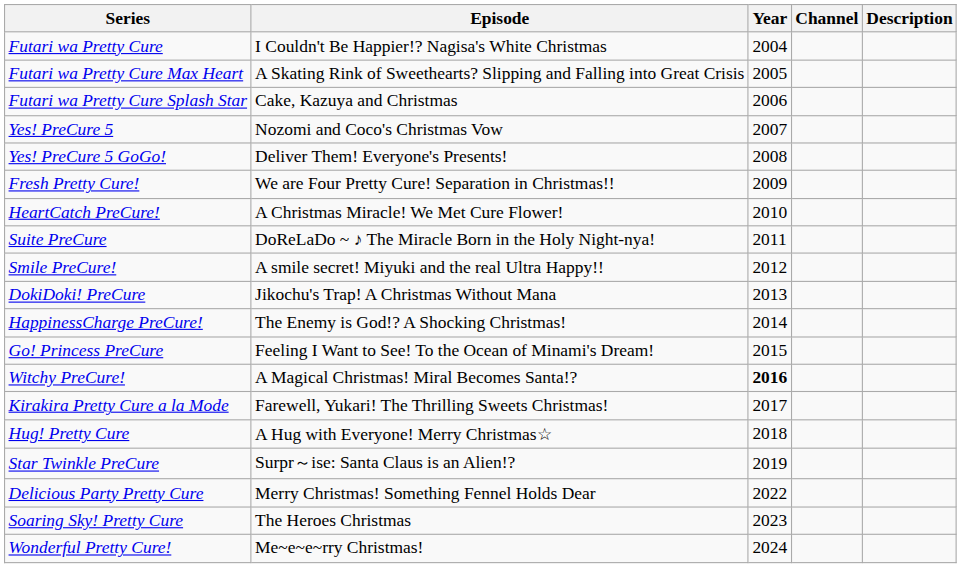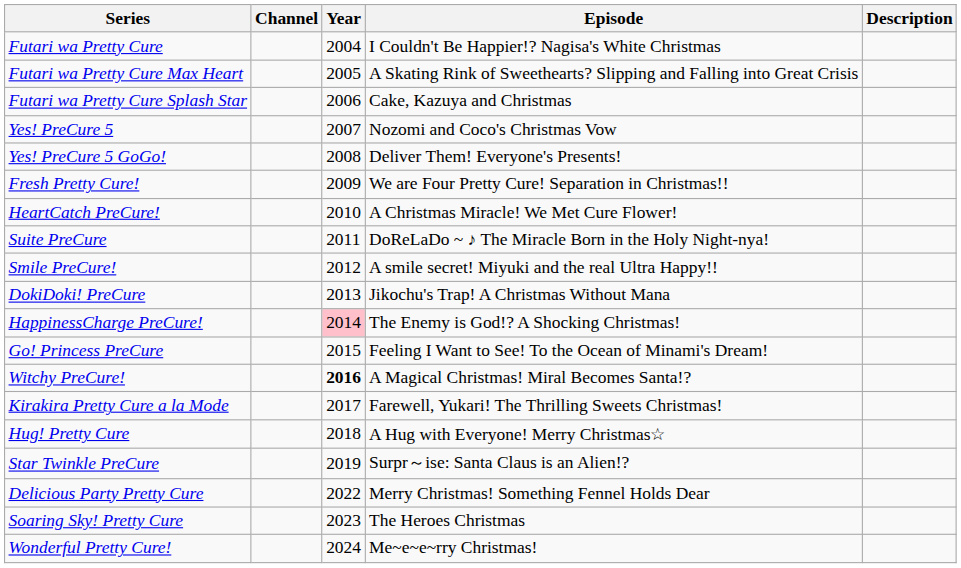columns swapped: (500, 18) <-> (827, 18)
(770, 322) no background -> (344, 322) pink background
